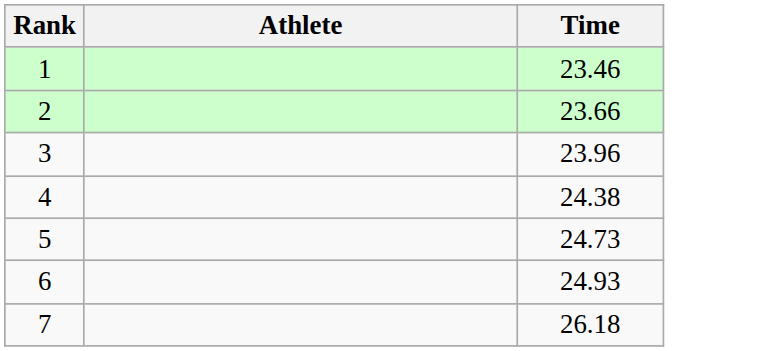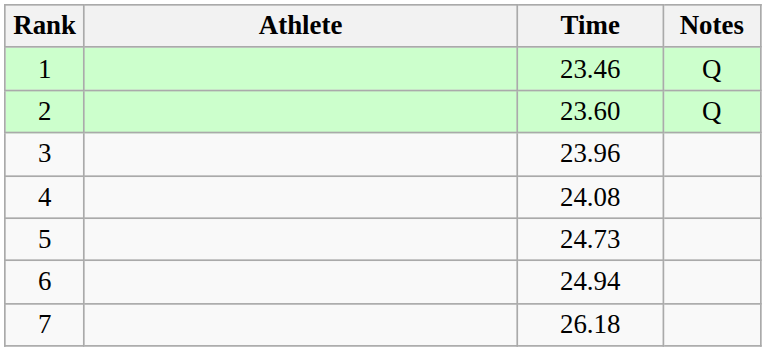+ column: (712, 25)
(590, 111) 23.66 -> (590, 111) 23.60
(590, 196) 24.38 -> (590, 196) 24.08
(590, 281) 24.93 -> (590, 281) 24.94
